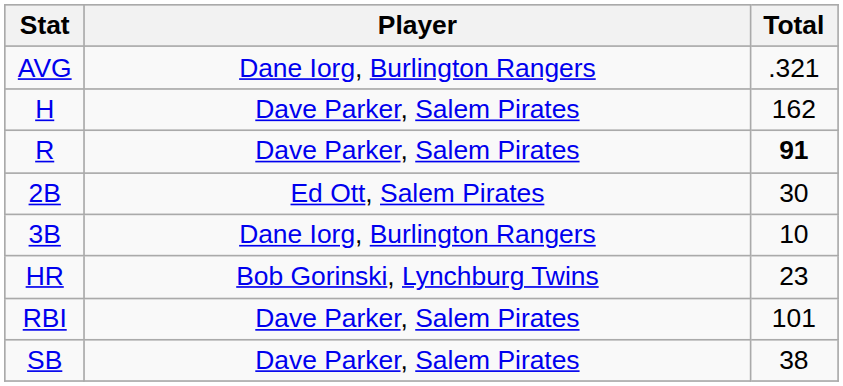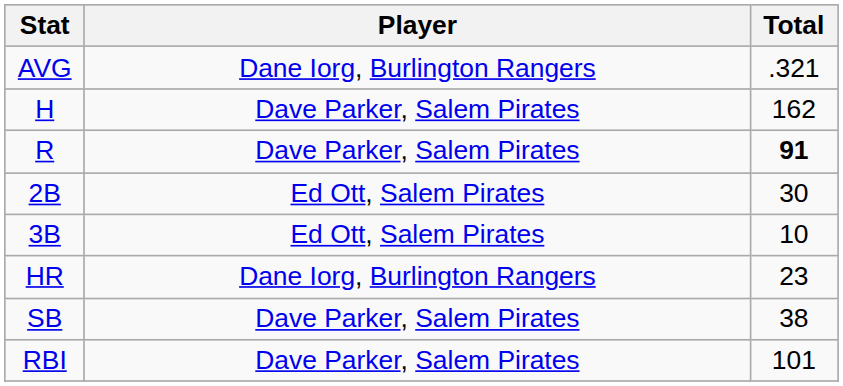(417, 234) Dane Iorg, Burlington Rangers -> (417, 234) Ed Ott, Salem Pirates
(417, 276) Bob Gorinski, Lynchburg Twins -> (417, 276) Dane Iorg, Burlington Rangers
rows swapped: (45, 318) <-> (45, 360)
